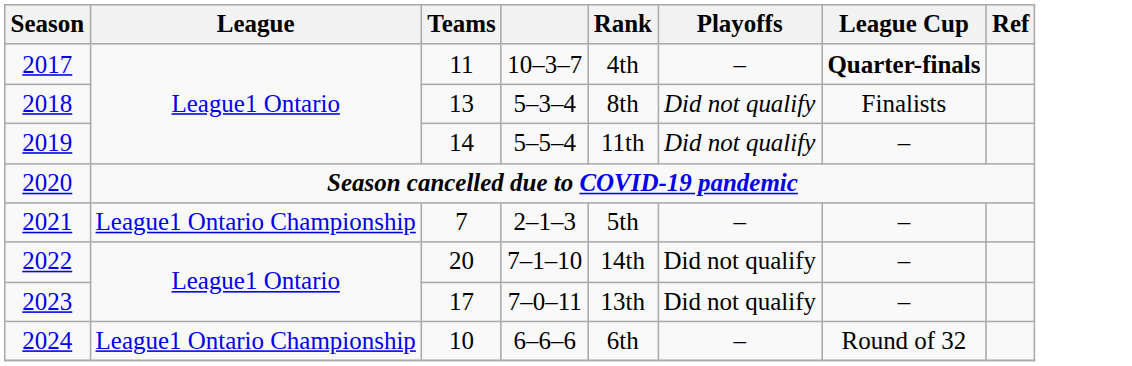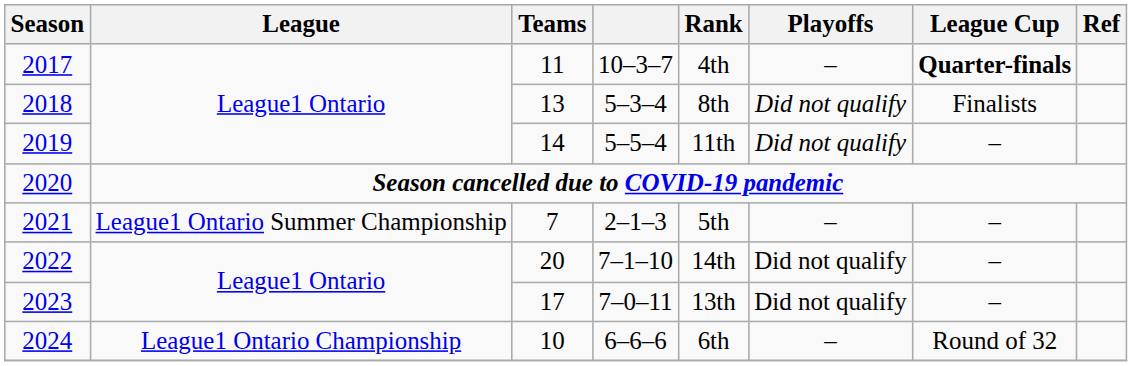(256, 222) League1 Ontario Championship -> (301, 222) League1 Ontario Summer Championship
